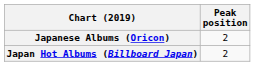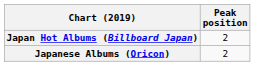rows swapped: (102, 53) <-> (102, 38)
